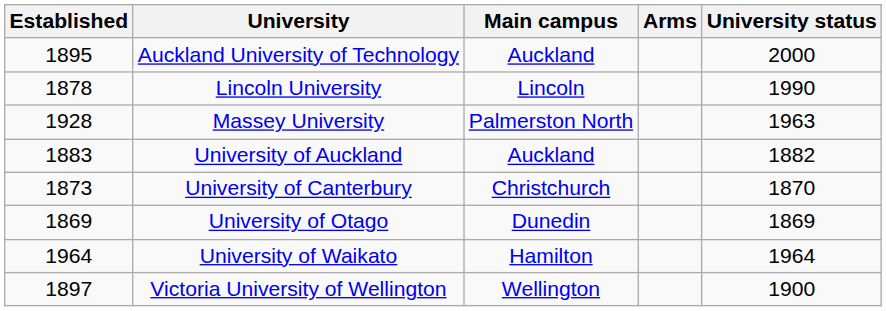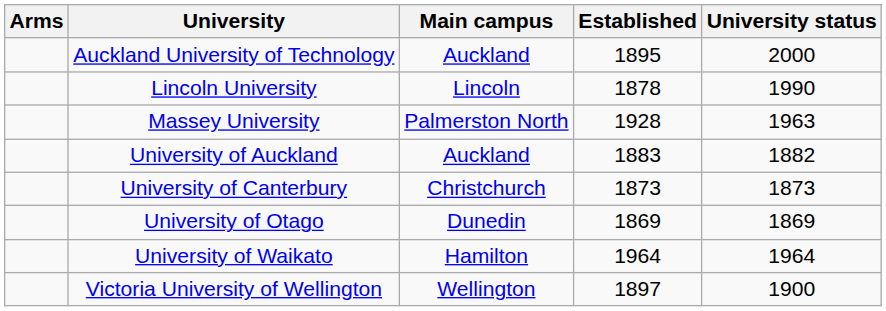columns swapped: (670, 21) <-> (69, 21)
(792, 188) 1870 -> (792, 188) 1873
